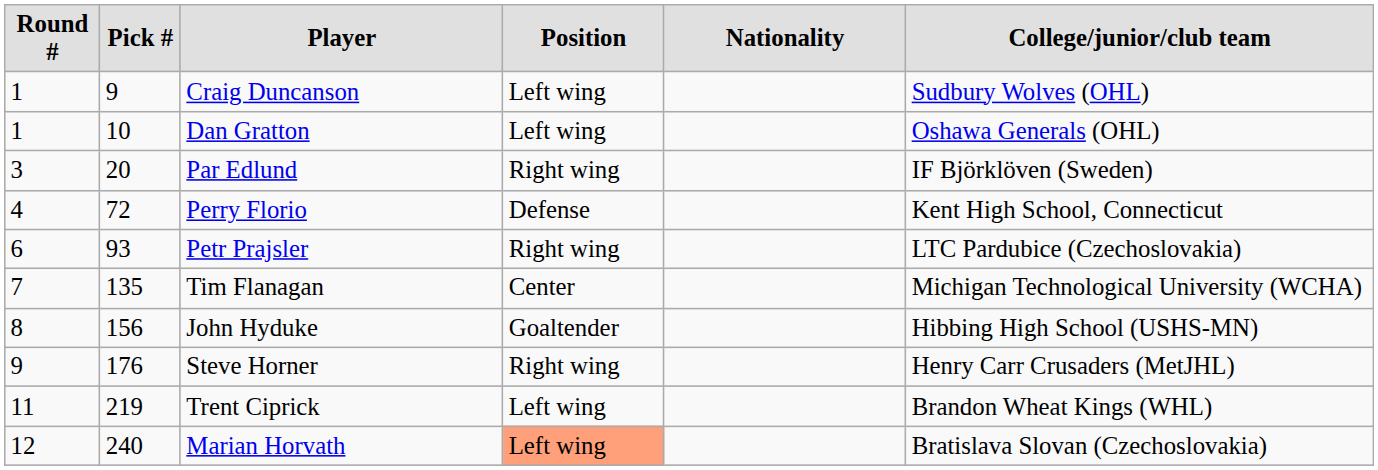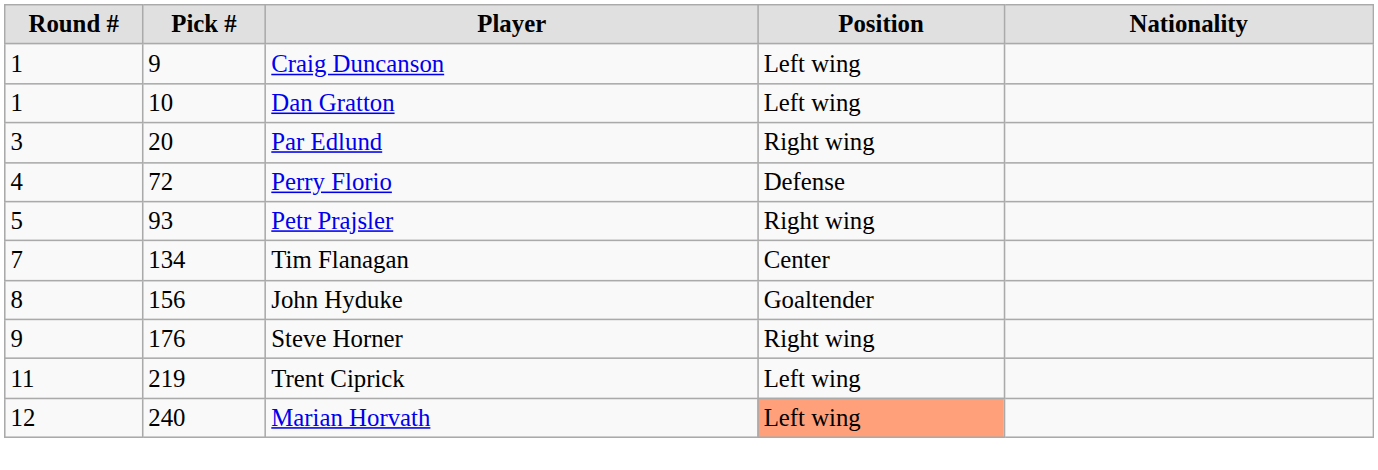- column: (1140, 38)
(17, 248) 6 -> (17, 220) 5
(124, 288) 135 -> (167, 260) 134
